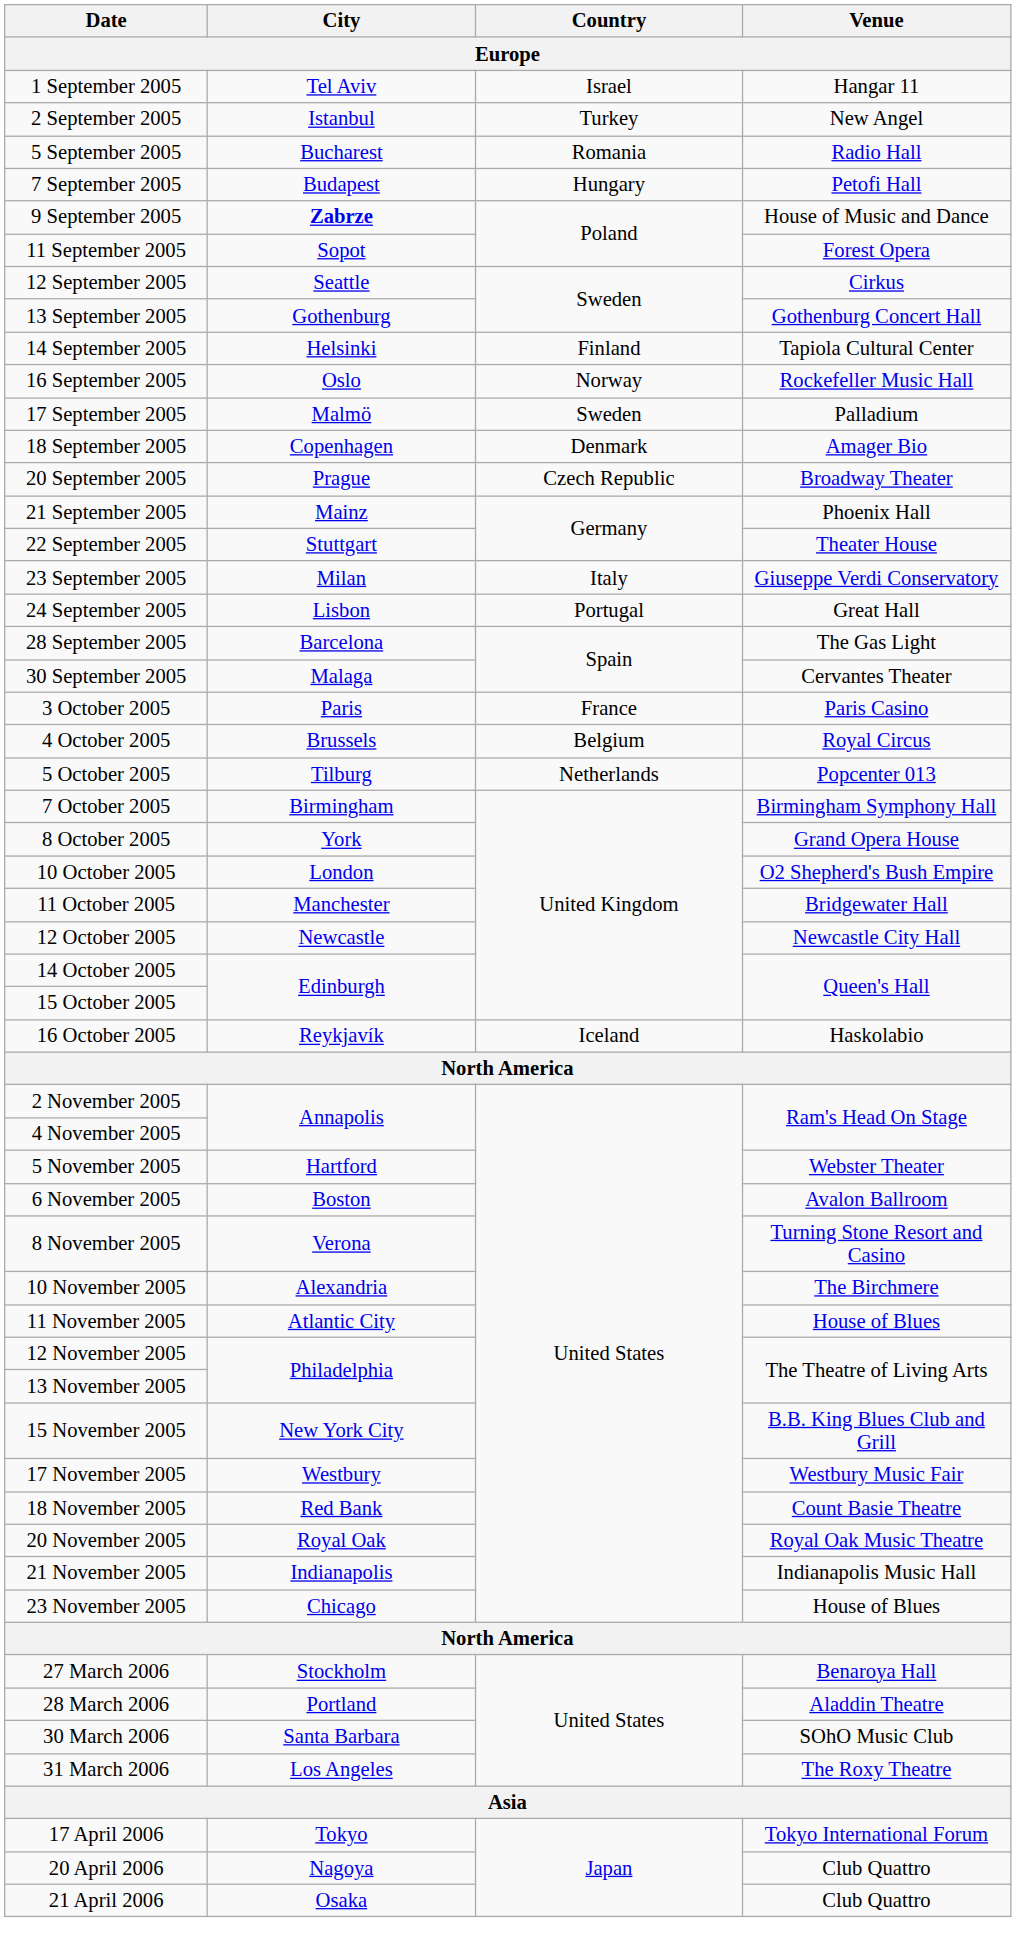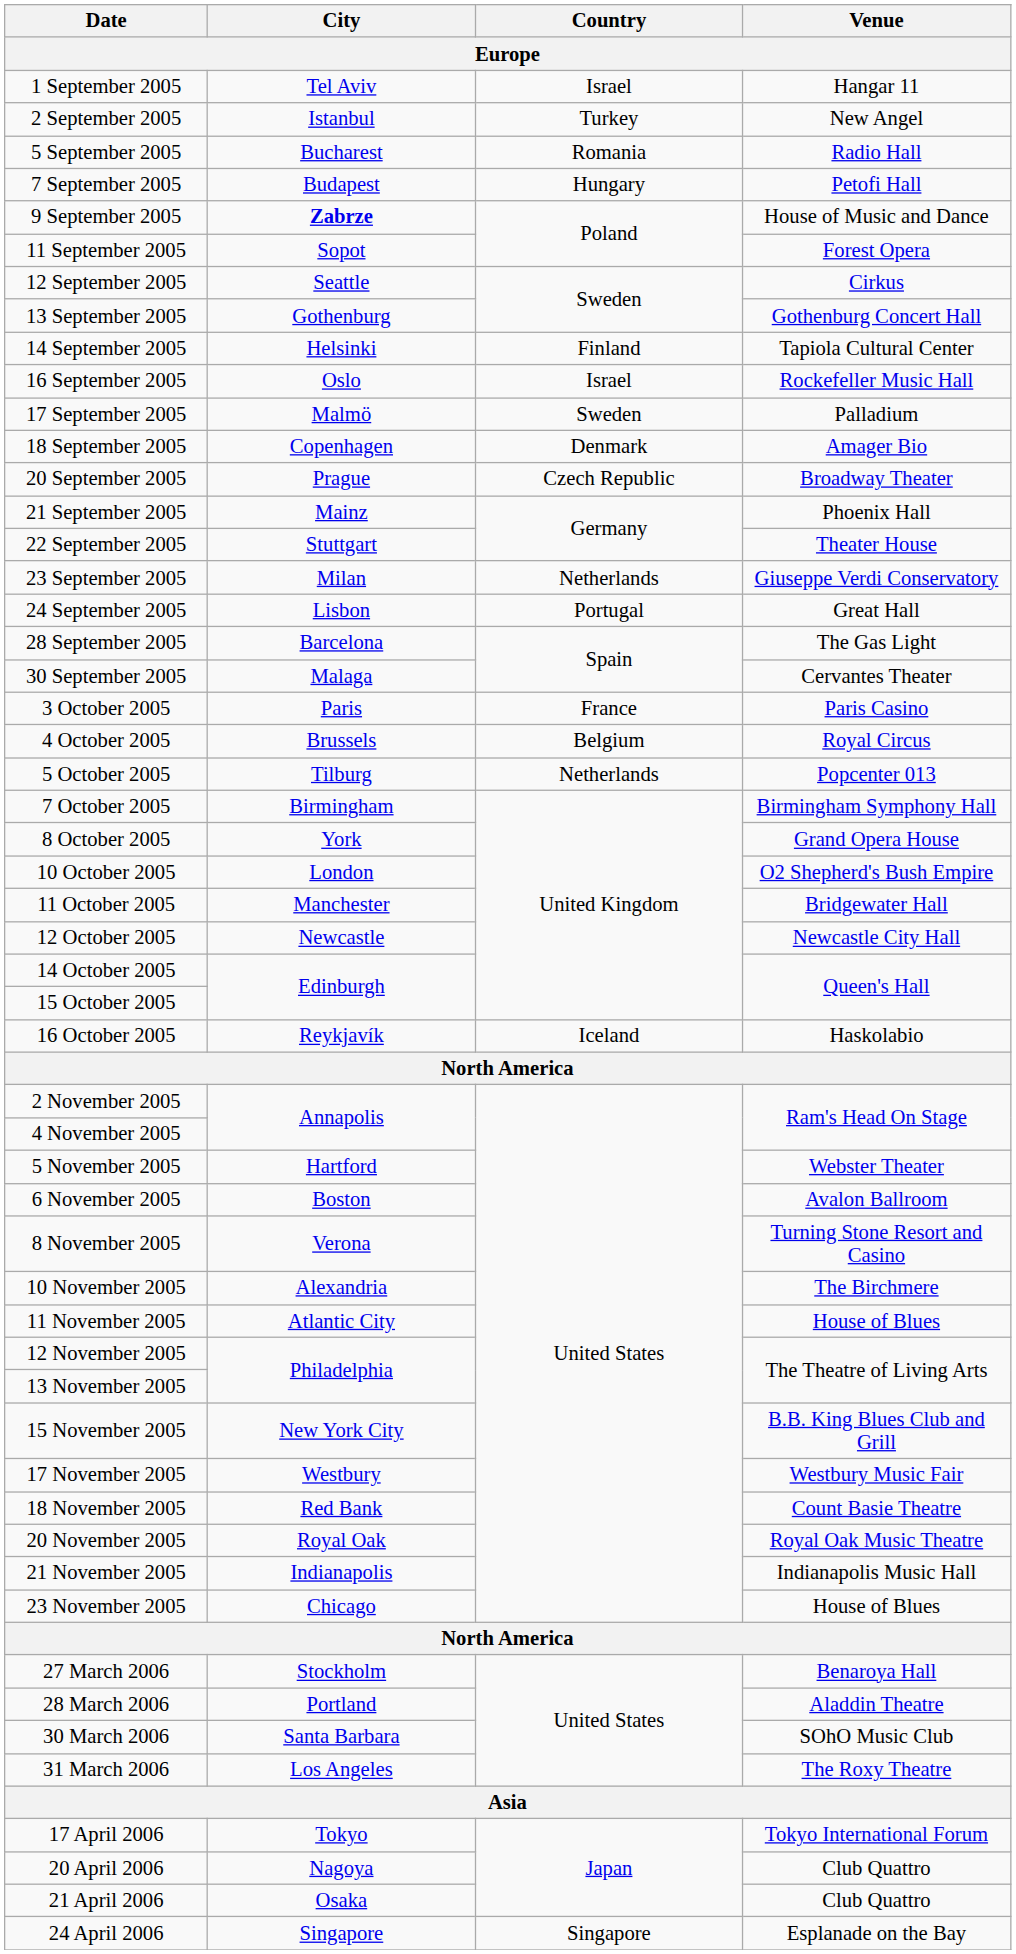(609, 380) Norway -> (609, 380) Israel
(609, 577) Italy -> (609, 577) Netherlands
+ row: (106, 1933)
